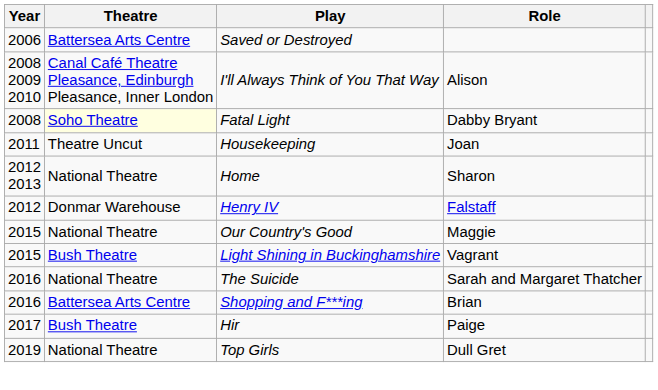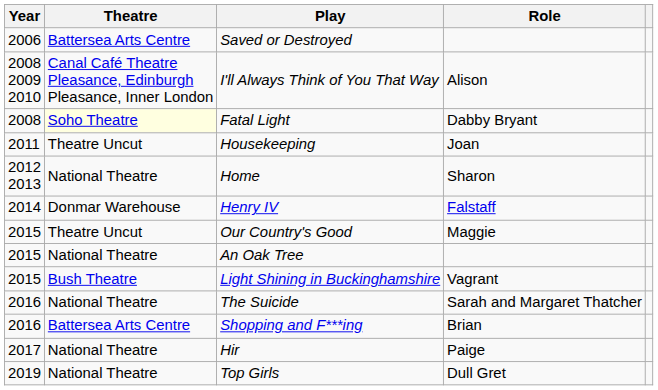(24, 208) 2012 -> (24, 208) 2014
(103, 231) National Theatre -> (95, 231) Theatre Uncut
+ row: (262, 255)
(92, 326) Bush Theatre -> (103, 349) National Theatre
